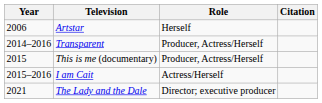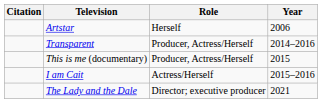columns swapped: (29, 12) <-> (297, 12)
